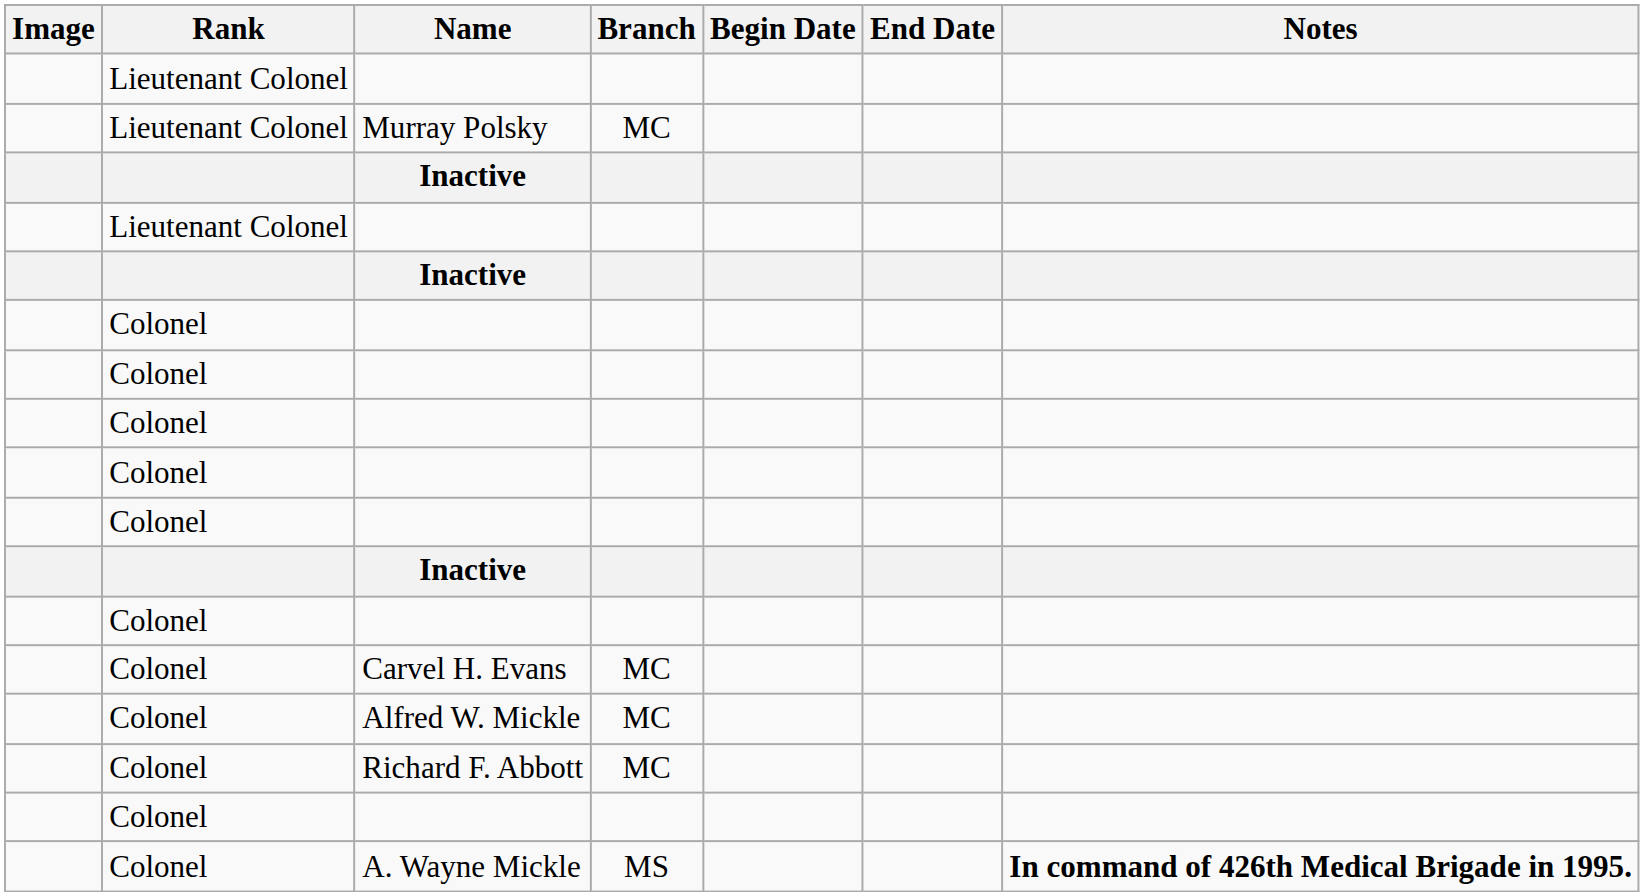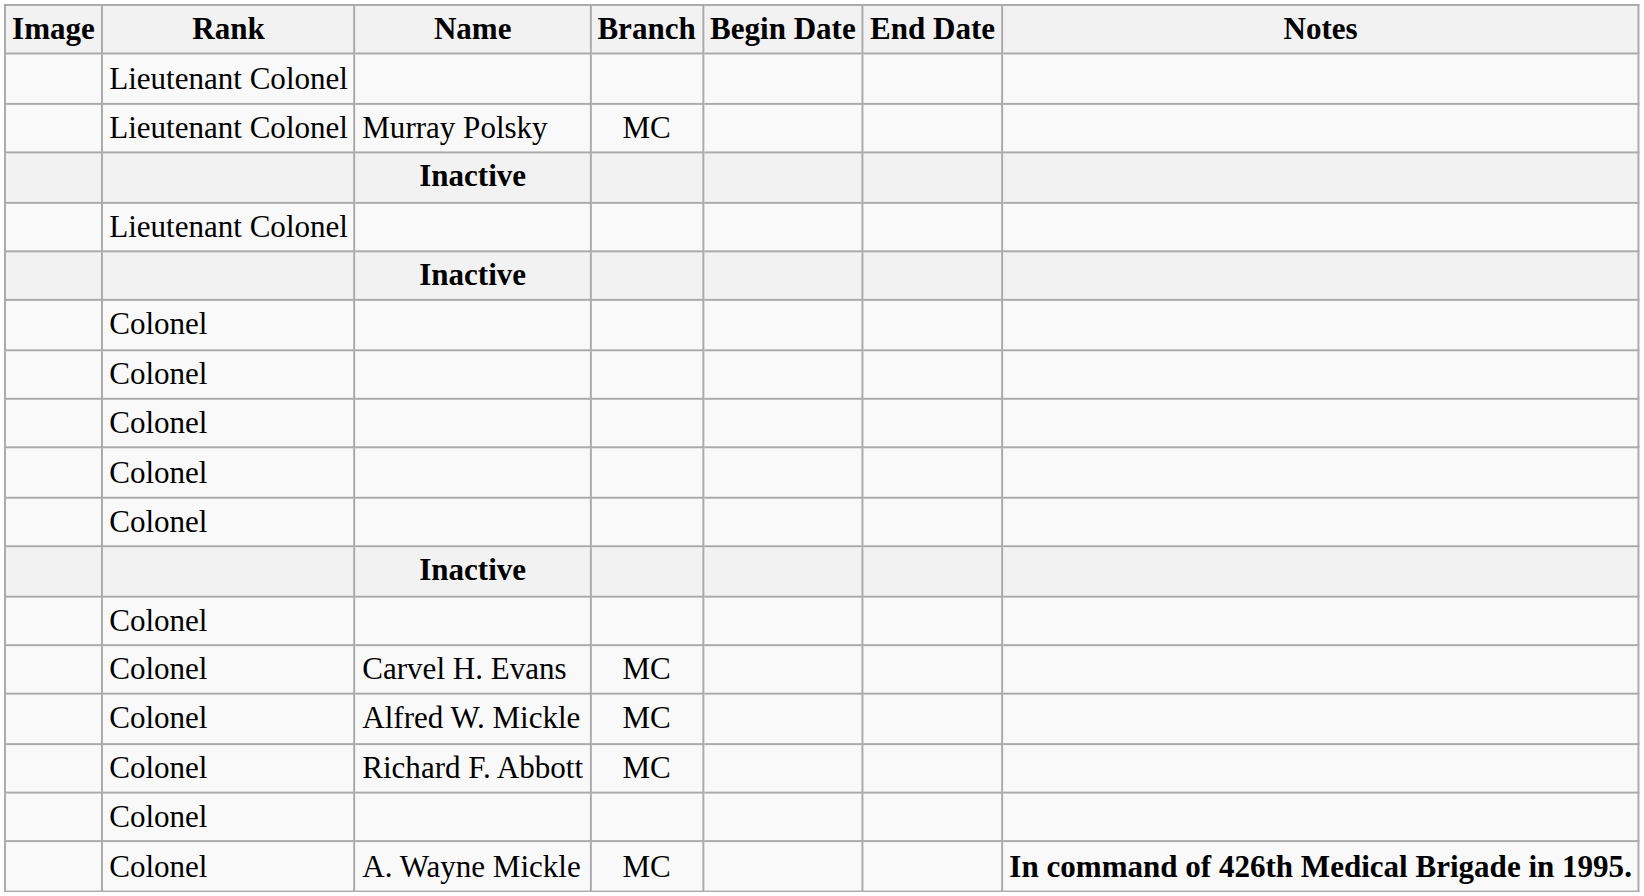(647, 865) MS -> (647, 865) MC
